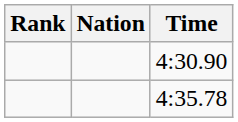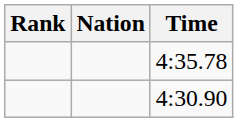rows swapped: (192, 60) <-> (192, 98)
